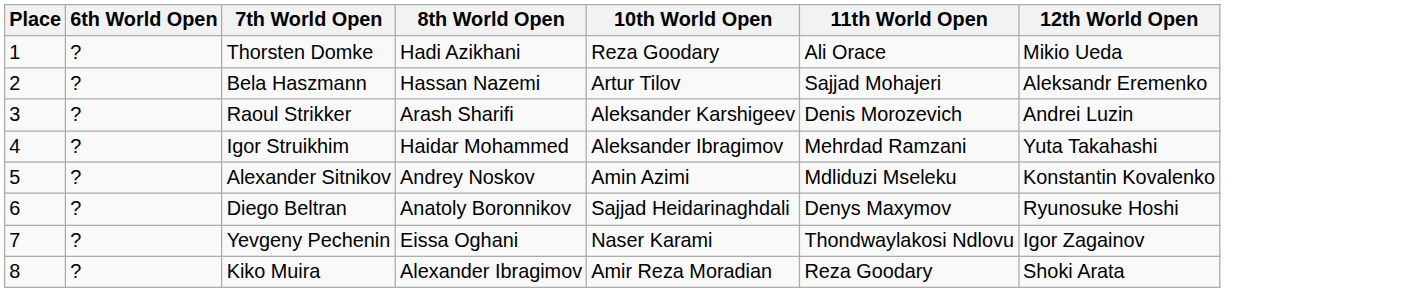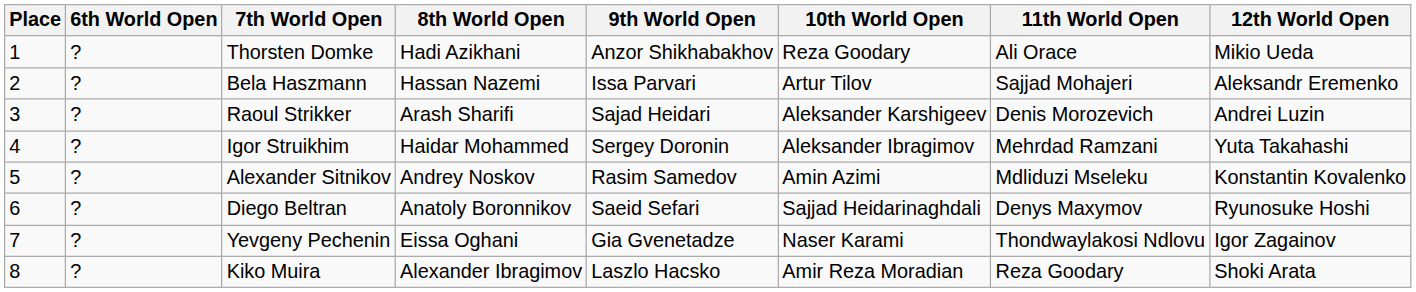+ column: (682, 20)
